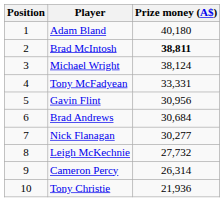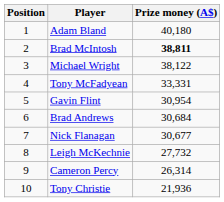(176, 65) 38,124 -> (176, 65) 38,122
(176, 100) 30,956 -> (176, 100) 30,954
(176, 135) 30,277 -> (176, 135) 30,677
